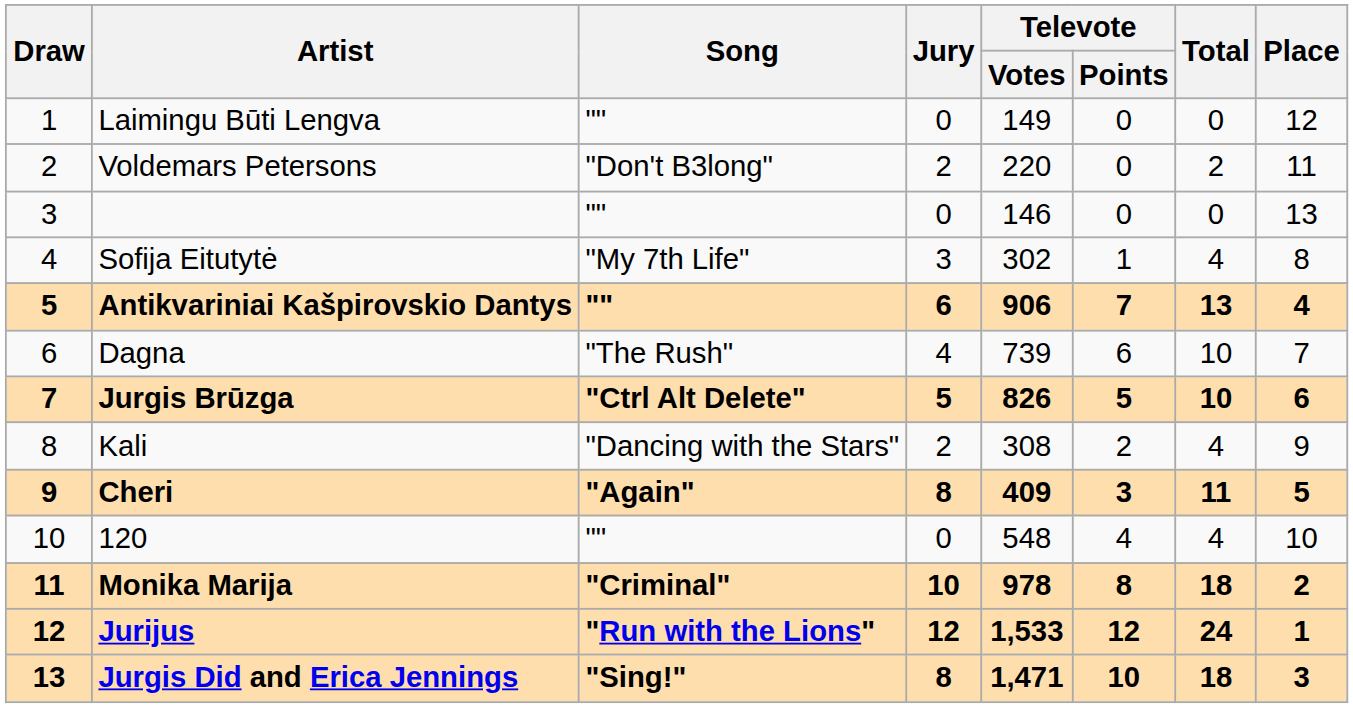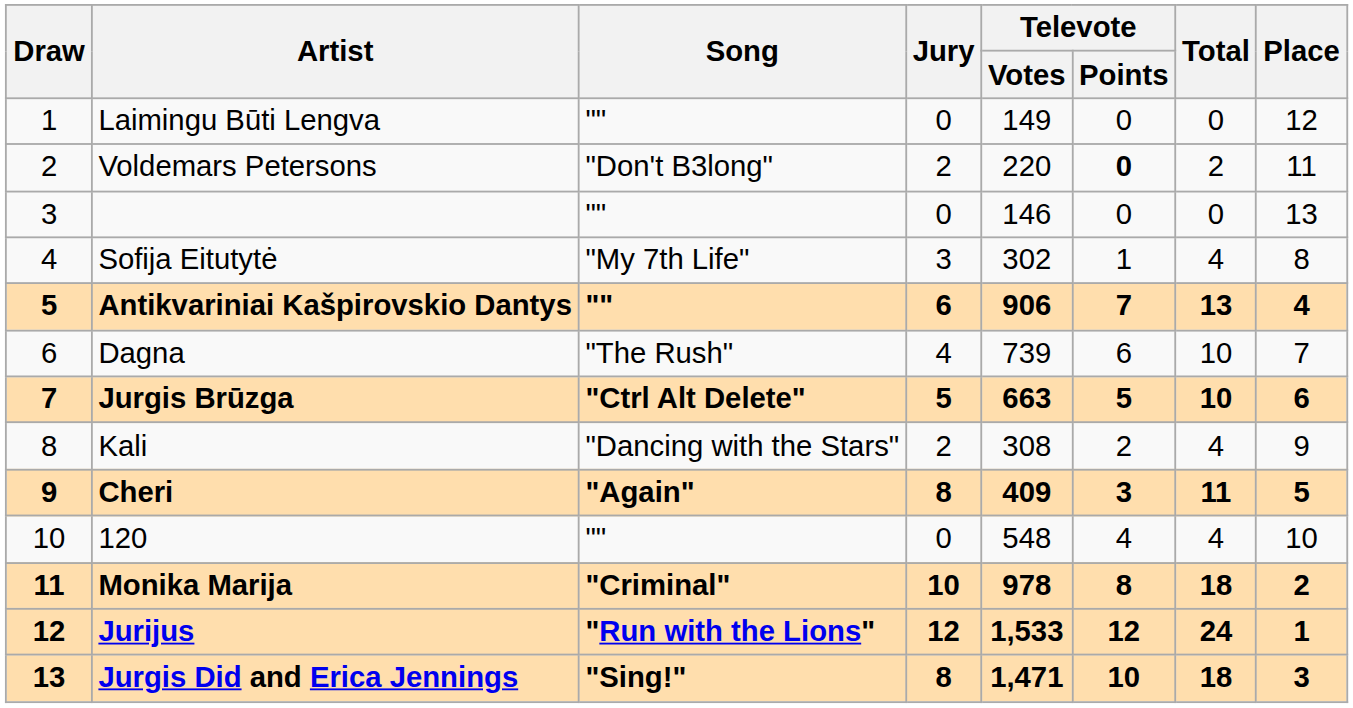(1124, 167) normal -> (1124, 167) bold
(1027, 399) 826 -> (1027, 399) 663
